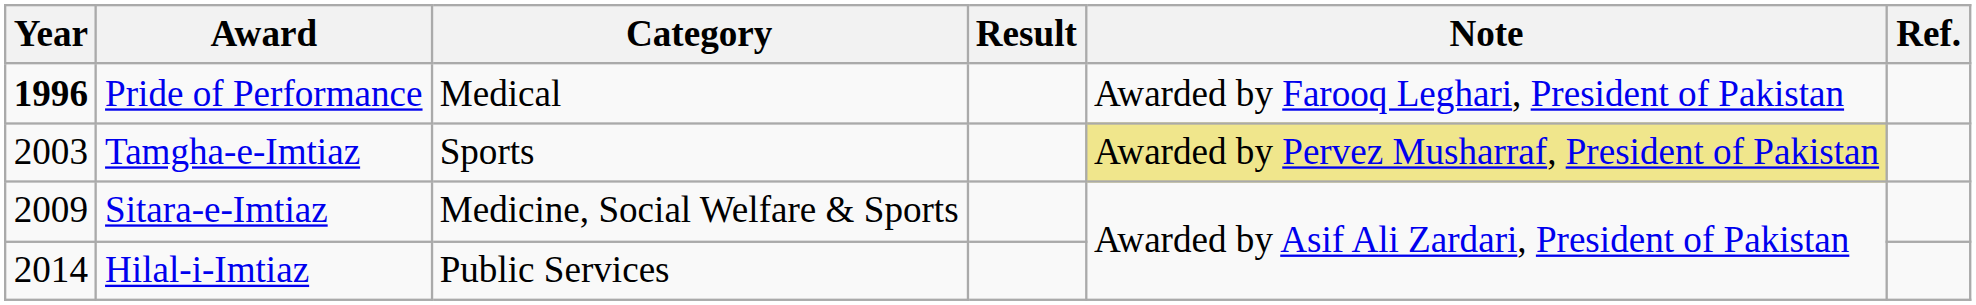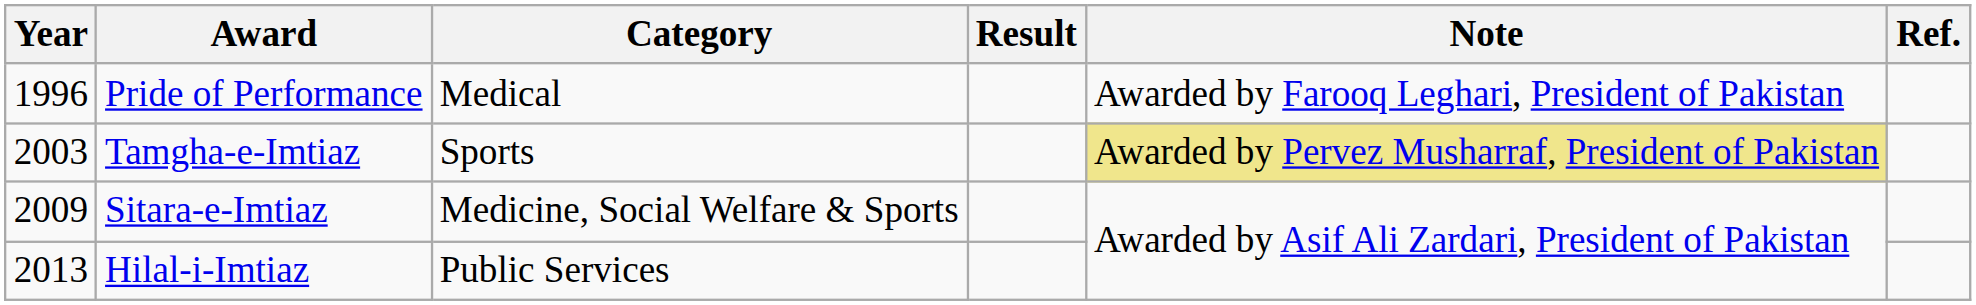(51, 92) bold -> (51, 92) normal
(51, 269) 2014 -> (51, 269) 2013
